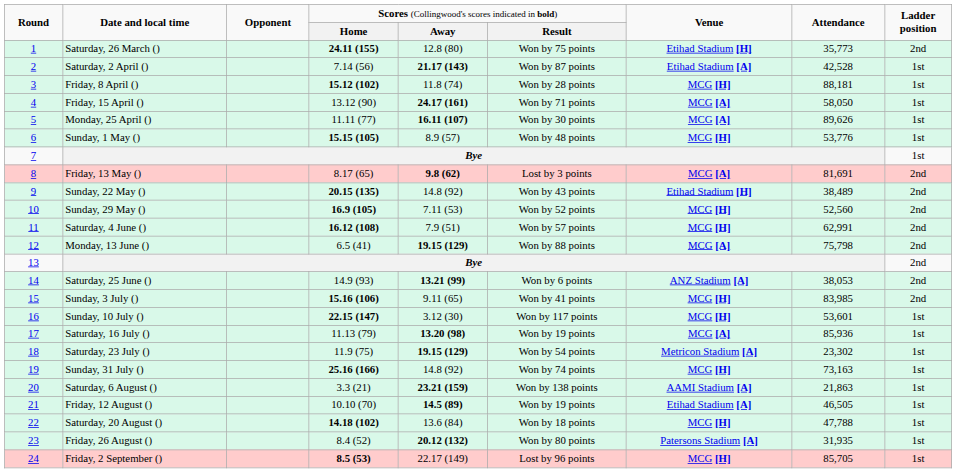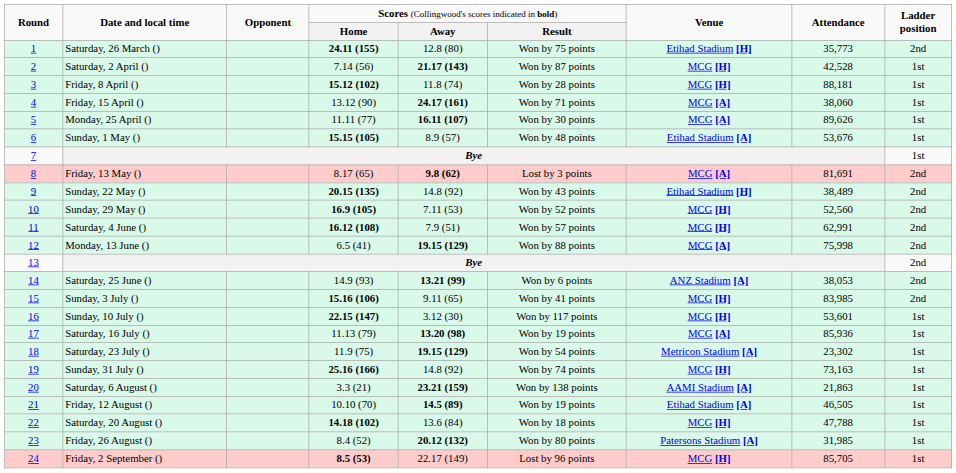(709, 67) Etihad Stadium [A] -> (709, 67) MCG [H]
(838, 102) 58,050 -> (838, 102) 38,060
(709, 138) MCG [H] -> (709, 138) Etihad Stadium [A]
(838, 138) 53,776 -> (838, 138) 53,676
(838, 245) 75,798 -> (838, 245) 75,998
(838, 441) 31,935 -> (838, 441) 31,985
